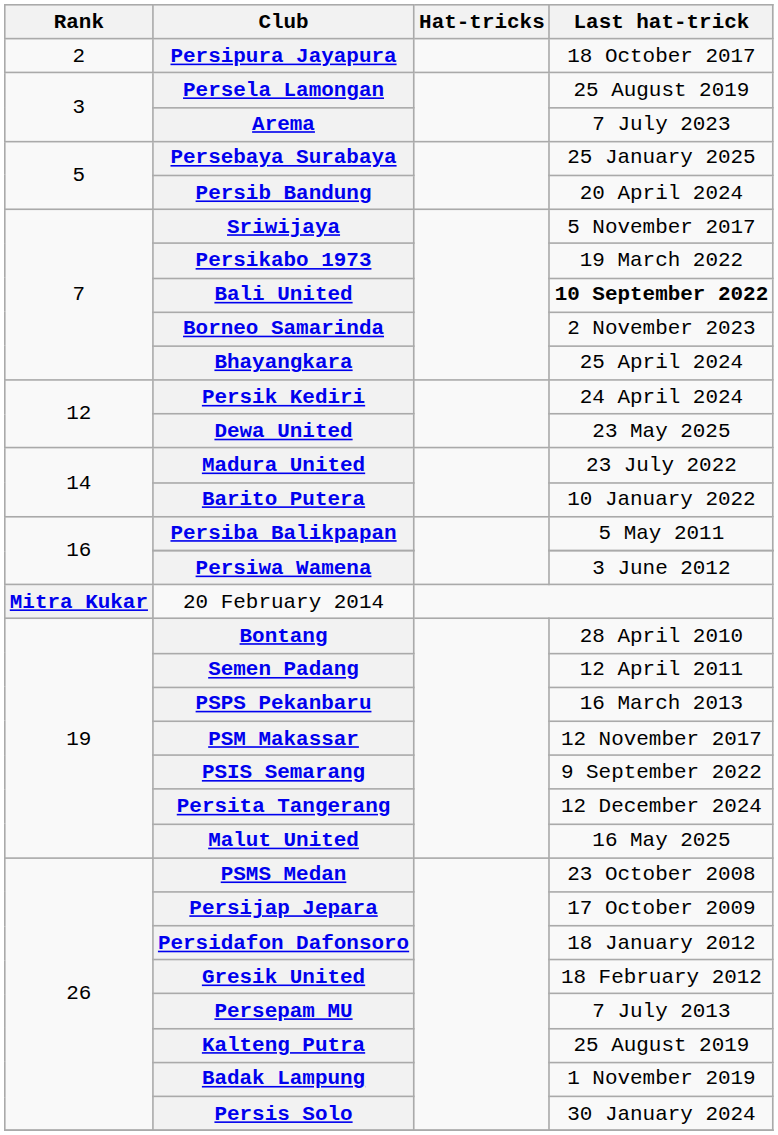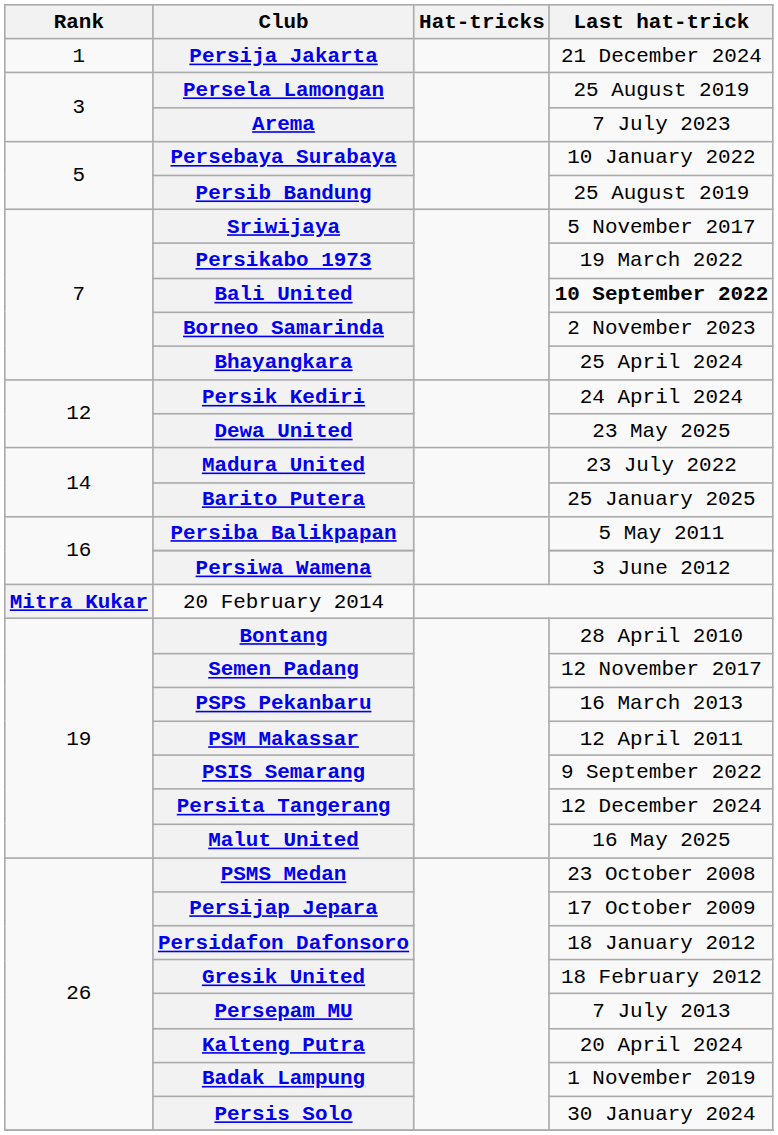+ row: (284, 56)
- row: (284, 56)
(661, 158) 25 January 2025 -> (661, 158) 10 January 2022
(661, 192) 20 April 2024 -> (661, 192) 25 August 2019
(661, 499) 10 January 2022 -> (661, 499) 25 January 2025
(661, 670) 12 April 2011 -> (661, 670) 12 November 2017
(661, 738) 12 November 2017 -> (661, 738) 12 April 2011
(661, 1045) 25 August 2019 -> (661, 1045) 20 April 2024
